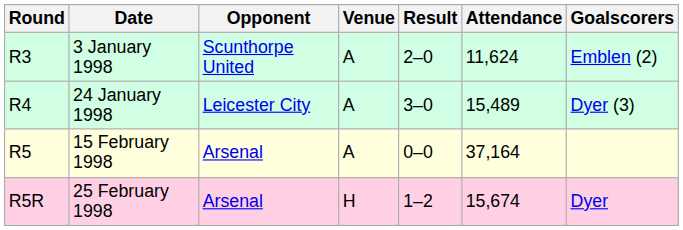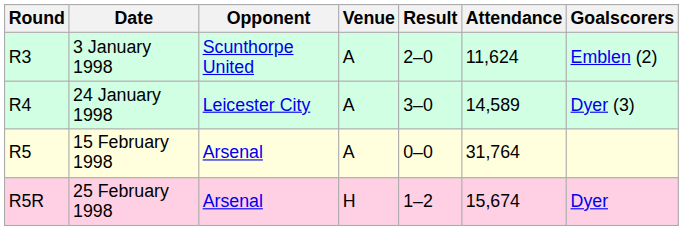(493, 104) 15,489 -> (493, 104) 14,589
(493, 153) 37,164 -> (493, 153) 31,764
